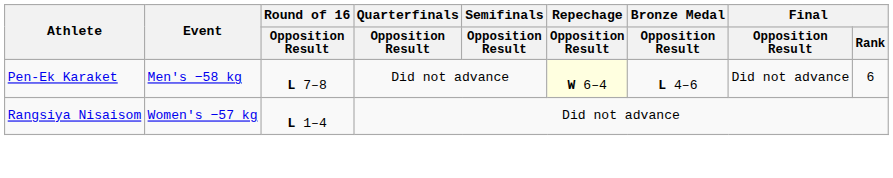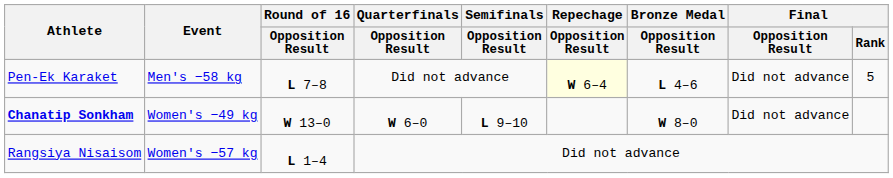(870, 78) 6 -> (870, 78) 5
+ row: (71, 116)
